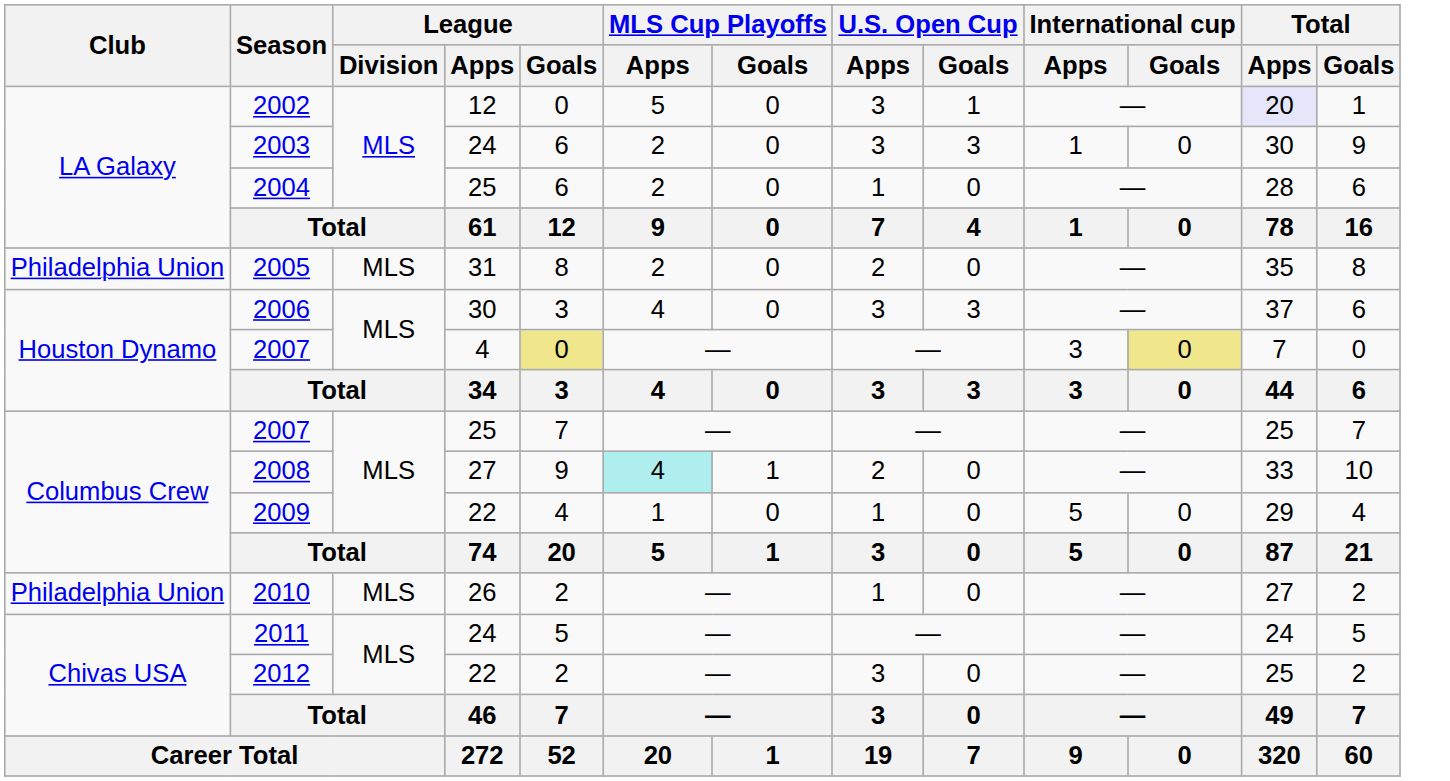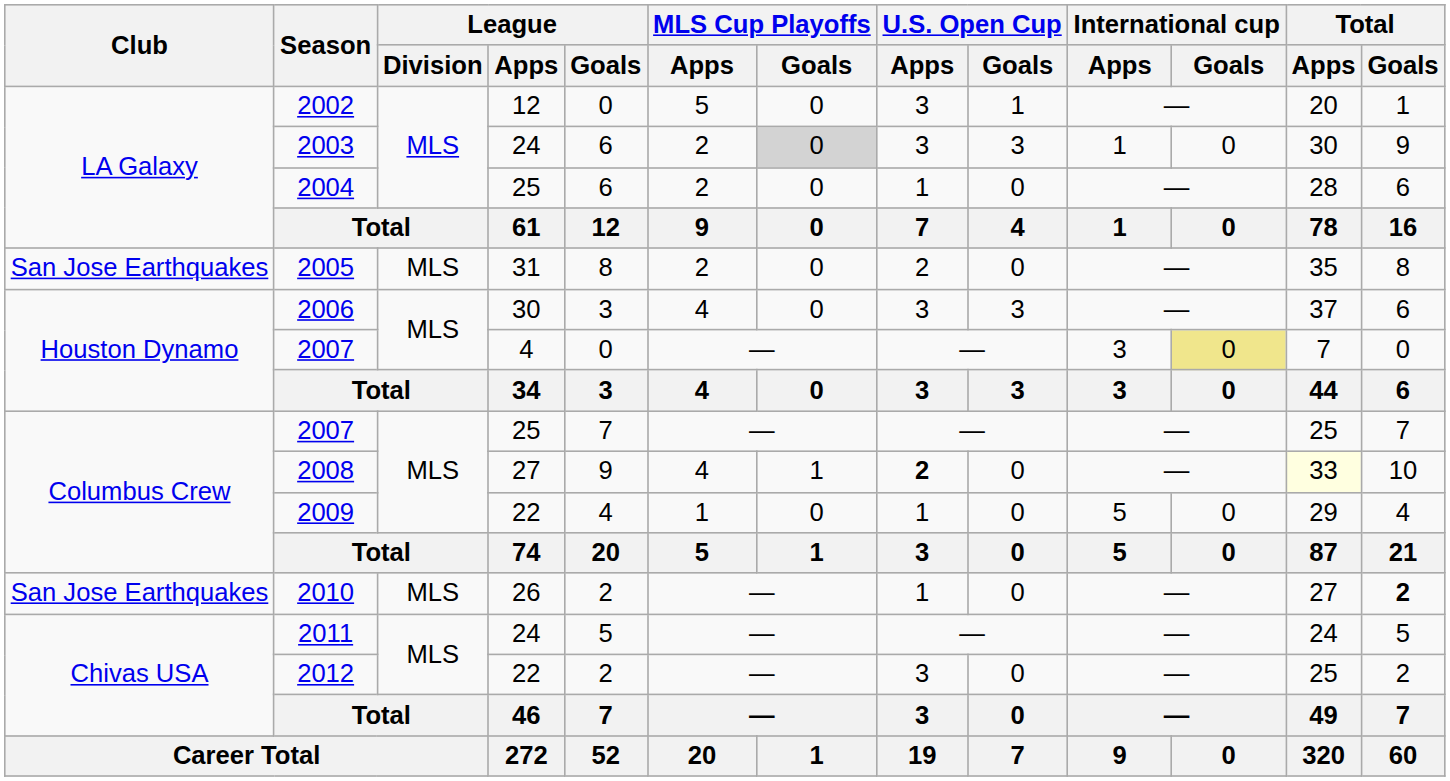(1279, 106) lavender background -> (1324, 106) no background
(773, 146) no background -> (817, 146) lightgrey background
(117, 268) Philadelphia Union -> (140, 268) San Jose Earthquakes
(562, 349) khaki background -> (606, 349) no background
(658, 471) paleturquoise background -> (702, 471) no background
(878, 471) normal -> (922, 471) bold
(1279, 471) no background -> (1324, 471) lightyellow background
(117, 593) Philadelphia Union -> (140, 593) San Jose Earthquakes
(1359, 593) normal -> (1403, 593) bold
